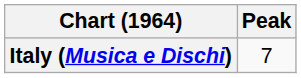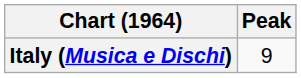(267, 55) 7 -> (267, 55) 9
